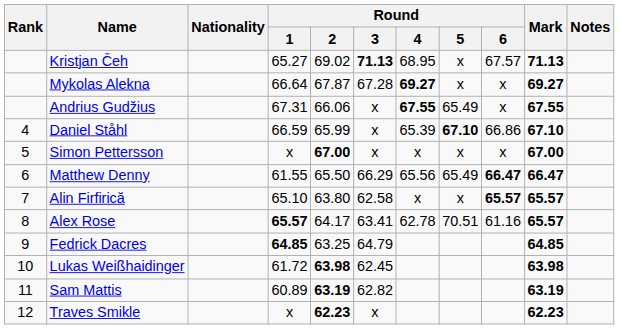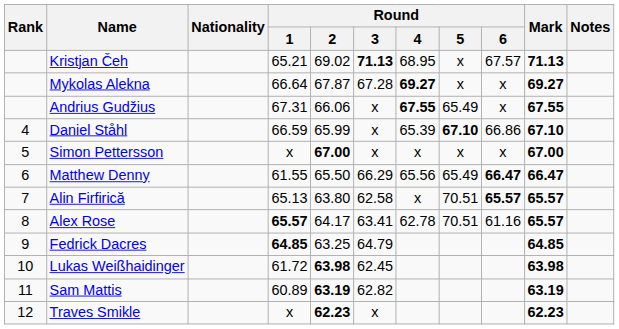(290, 61) 65.27 -> (290, 61) 65.21
(290, 198) 65.10 -> (290, 198) 65.13
(460, 198) x -> (460, 198) 70.51
